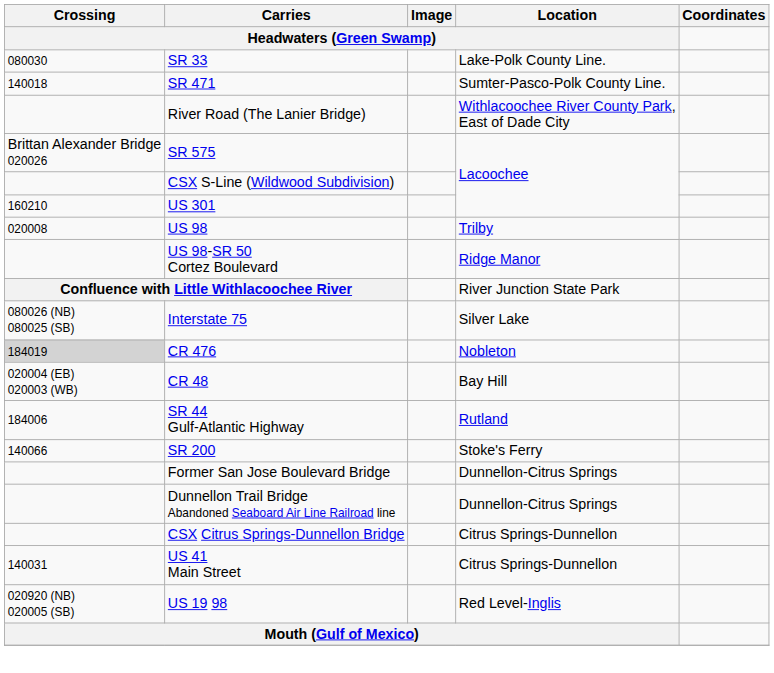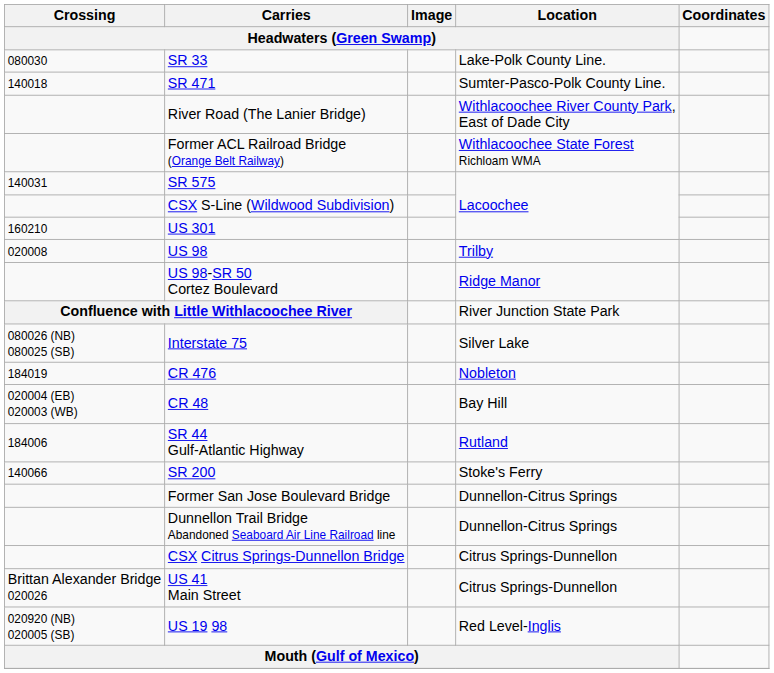+ row: (257, 152)
(85, 152) Brittan Alexander Bridge 020026 -> (28, 184) 140031
(28, 351) lightgrey background -> (28, 374) no background
(28, 565) 140031 -> (85, 587) Brittan Alexander Bridge 020026
